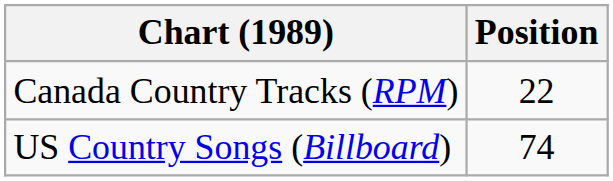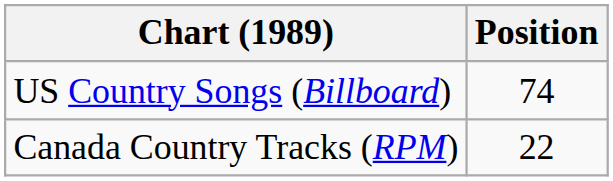rows swapped: (236, 89) <-> (232, 146)
